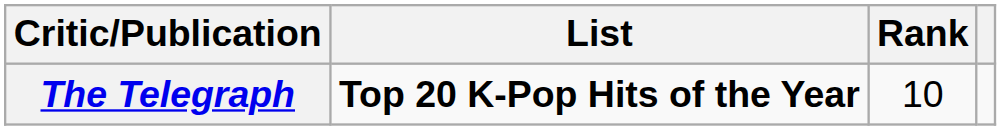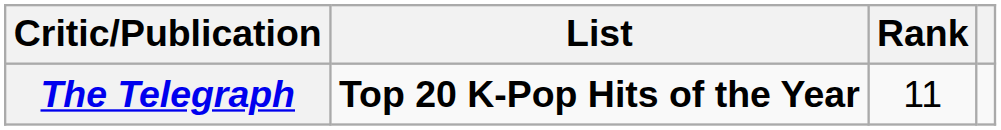(923, 93) 10 -> (923, 93) 11
